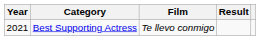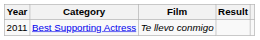(17, 27) 2021 -> (17, 27) 2011
